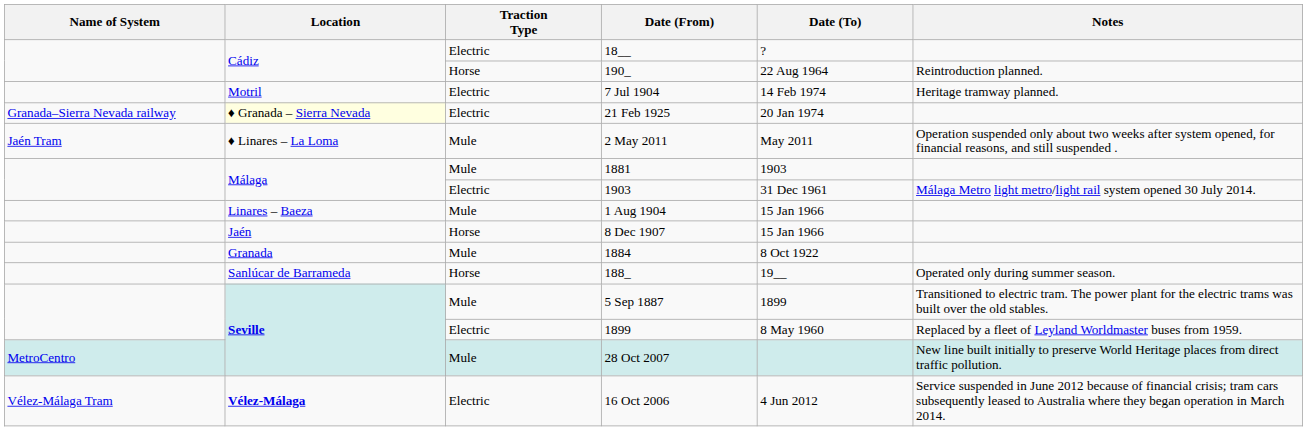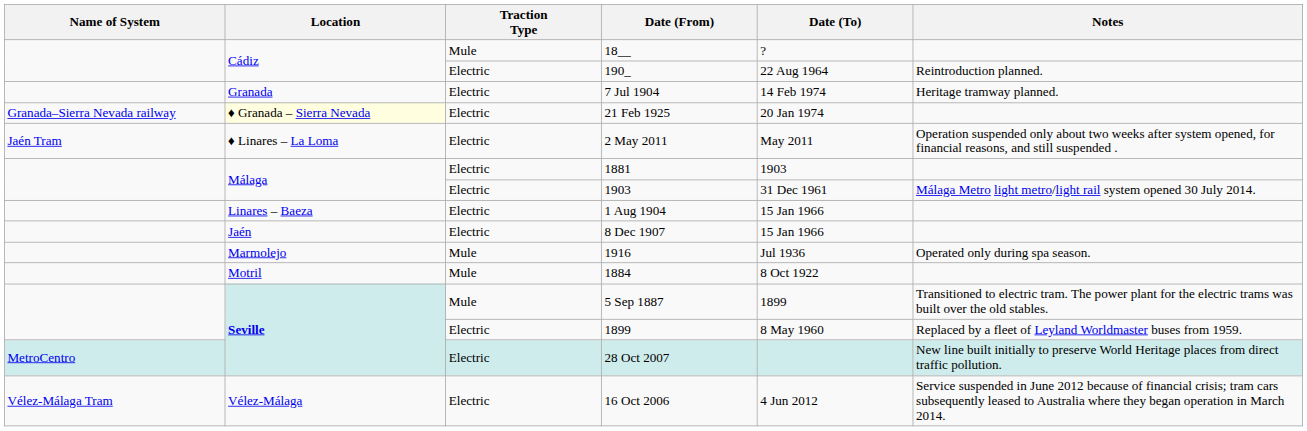(469, 50) Electric -> (463, 50) Mule
(464, 71) Horse -> (469, 71) Electric
(245, 92) Motril -> (250, 92) Granada
(463, 141) Mule -> (469, 141) Electric
(463, 169) Mule -> (469, 169) Electric
(463, 210) Mule -> (469, 210) Electric
(464, 231) Horse -> (469, 231) Electric
+ row: (618, 252)
(250, 252) Granada -> (245, 273) Motril
- row: (618, 273)
(463, 357) Mule -> (469, 357) Electric
(267, 400) bold -> (265, 400) normal
